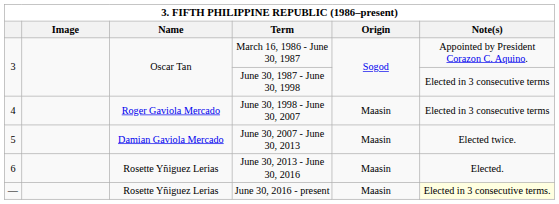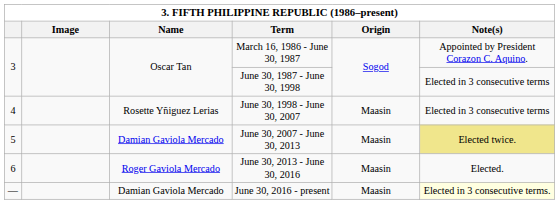(171, 110) Roger Gaviola Mercado -> (171, 110) Rosette Yñiguez Lerias
(487, 139) no background -> (487, 139) khaki background
(171, 168) Rosette Yñiguez Lerias -> (171, 168) Roger Gaviola Mercado
(171, 191) Rosette Yñiguez Lerias -> (171, 191) Damian Gaviola Mercado
